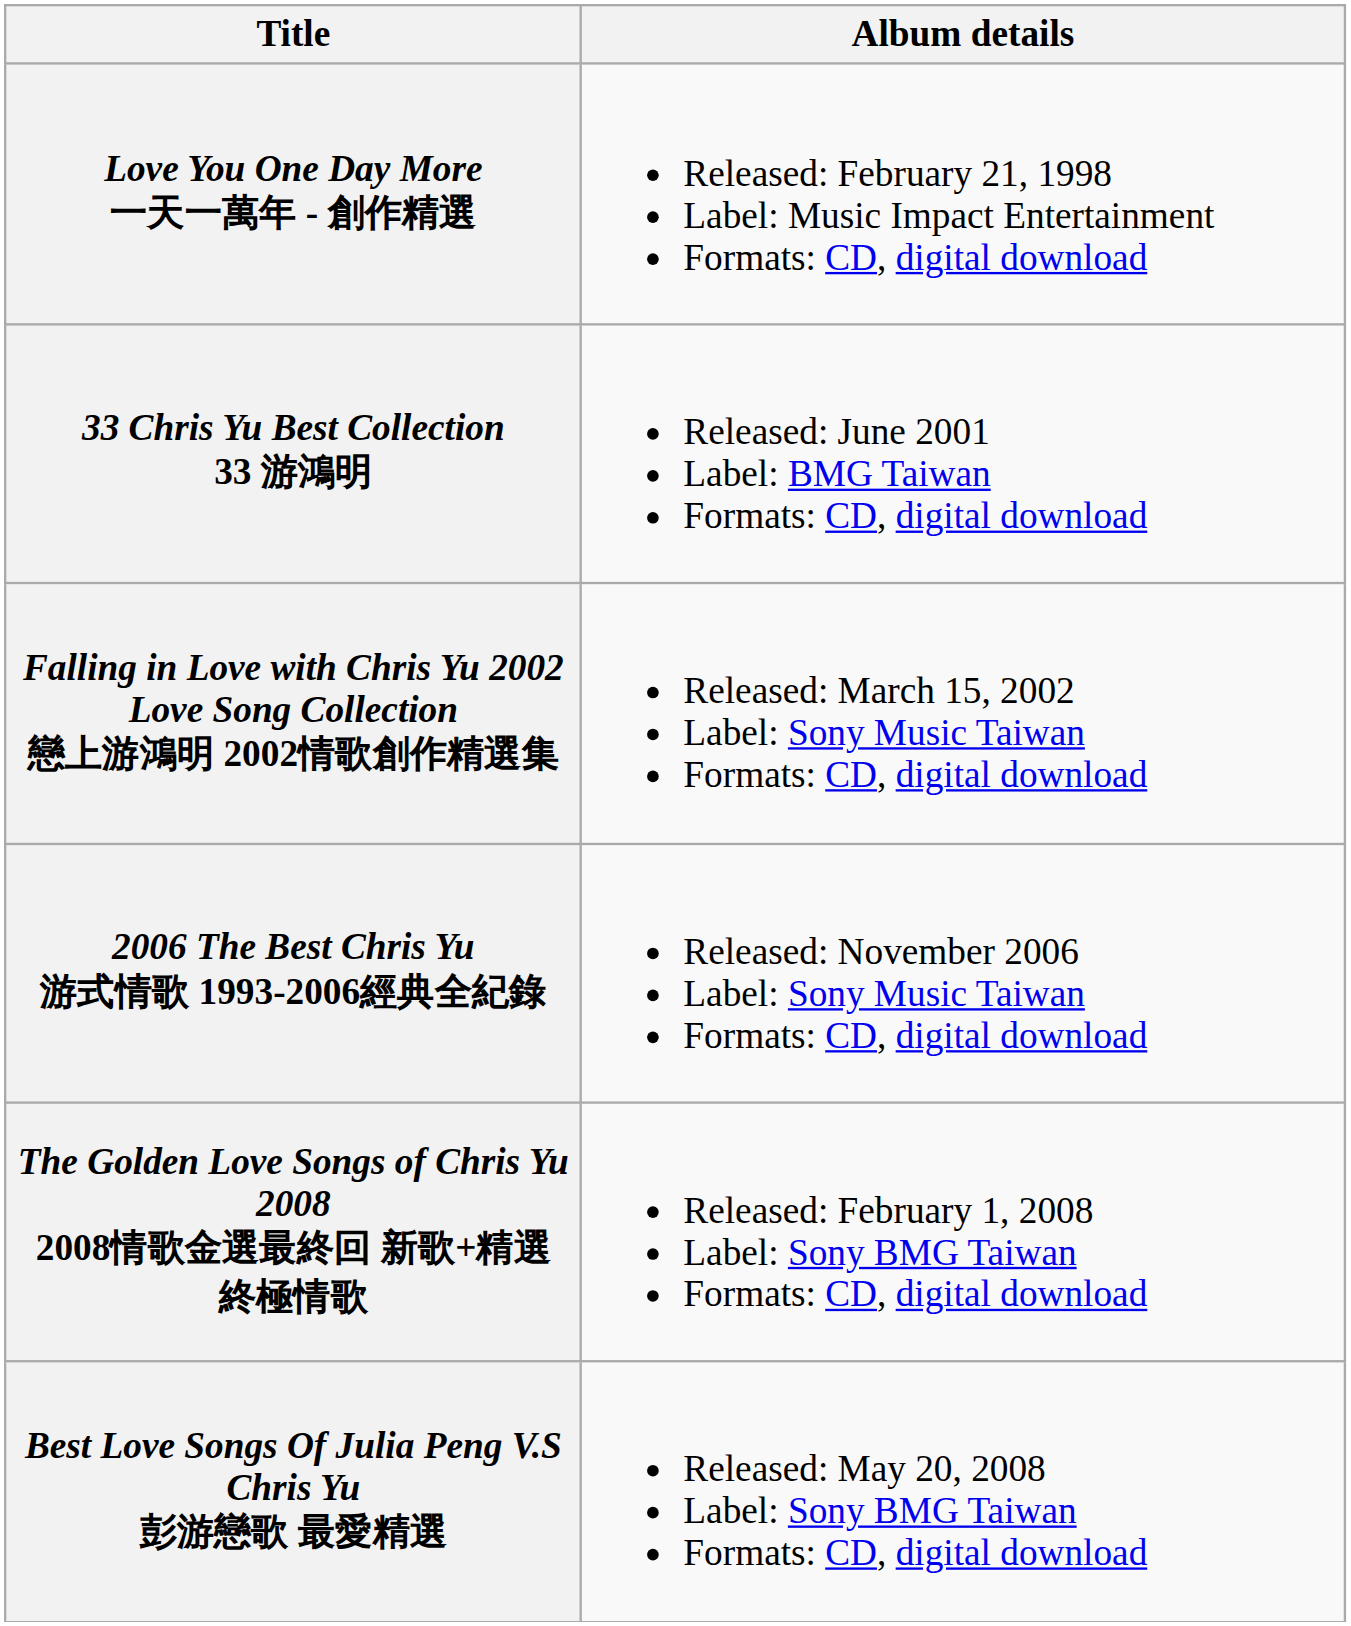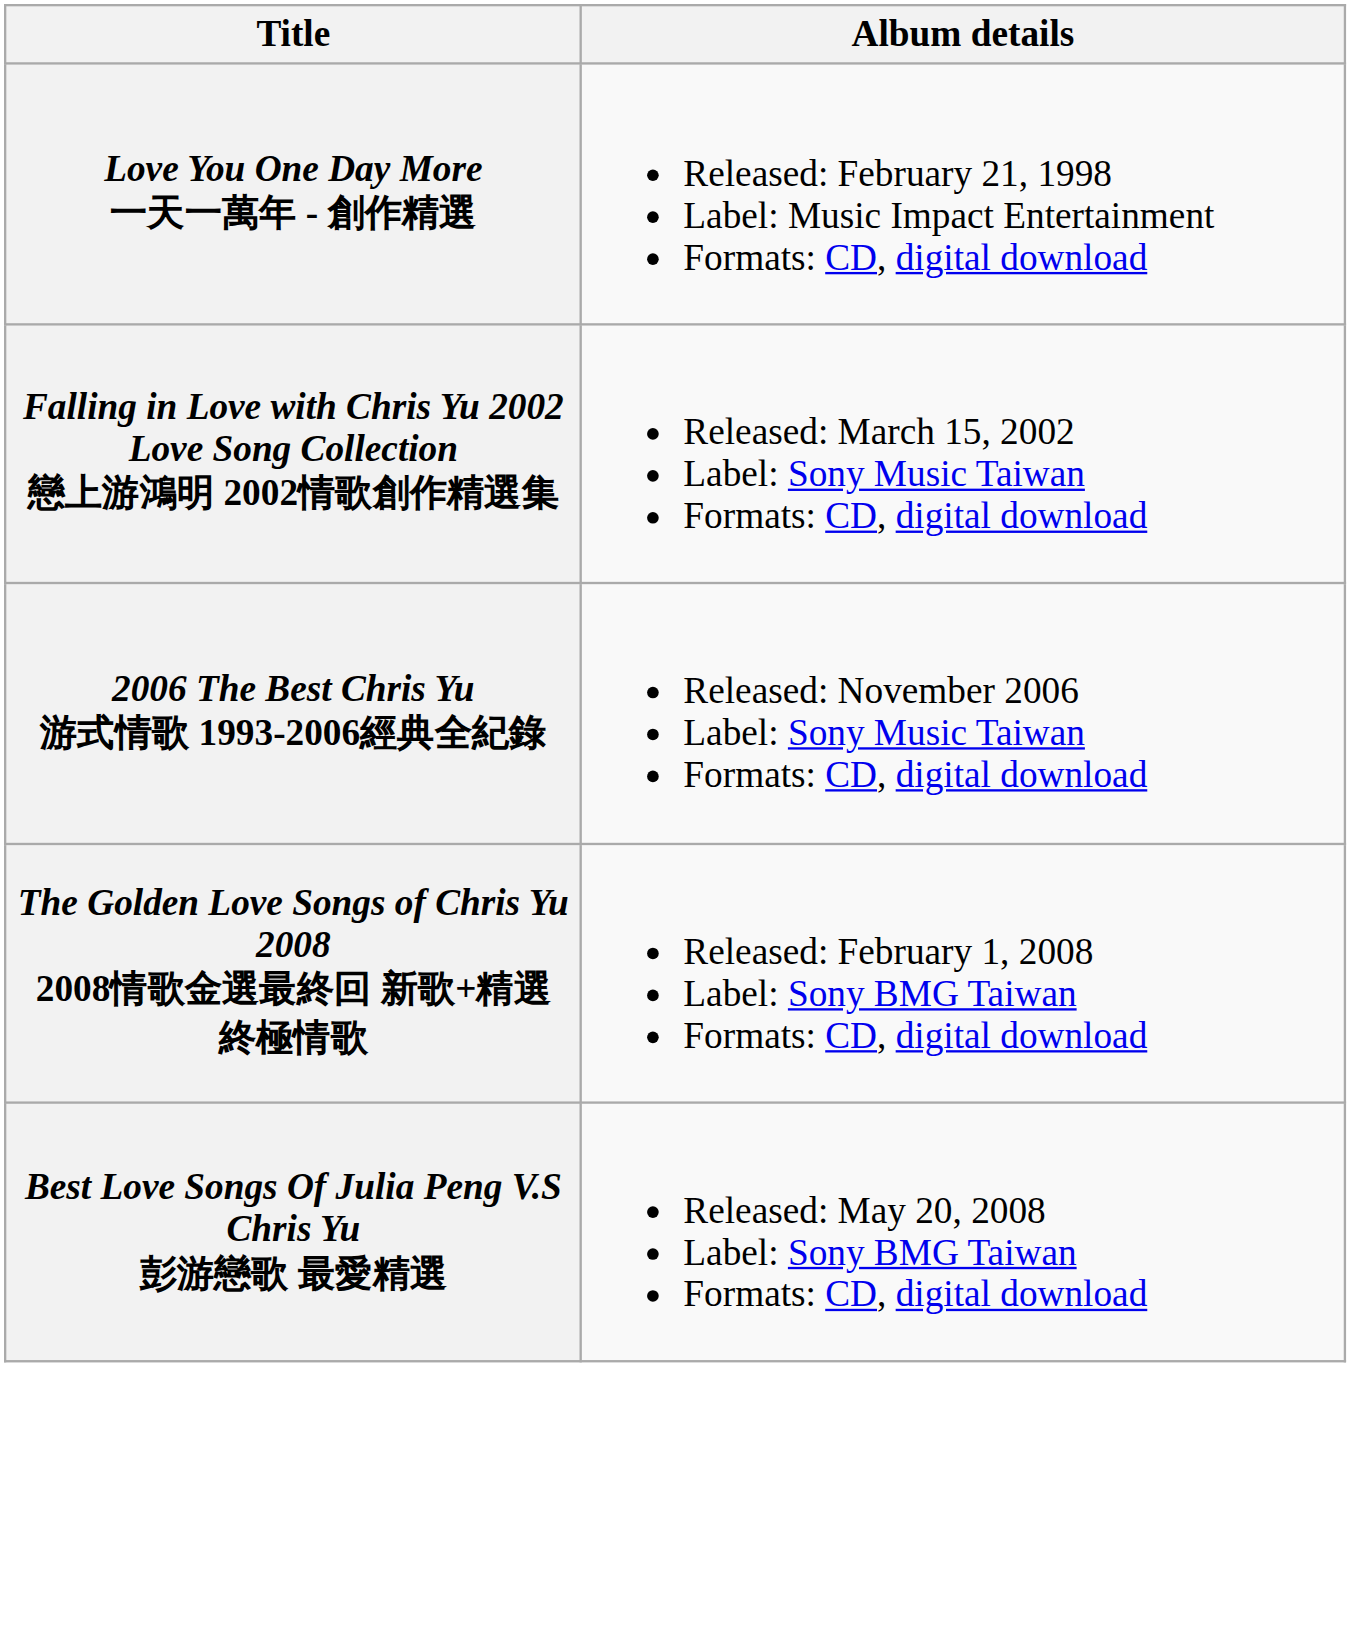- row: (293, 450)
